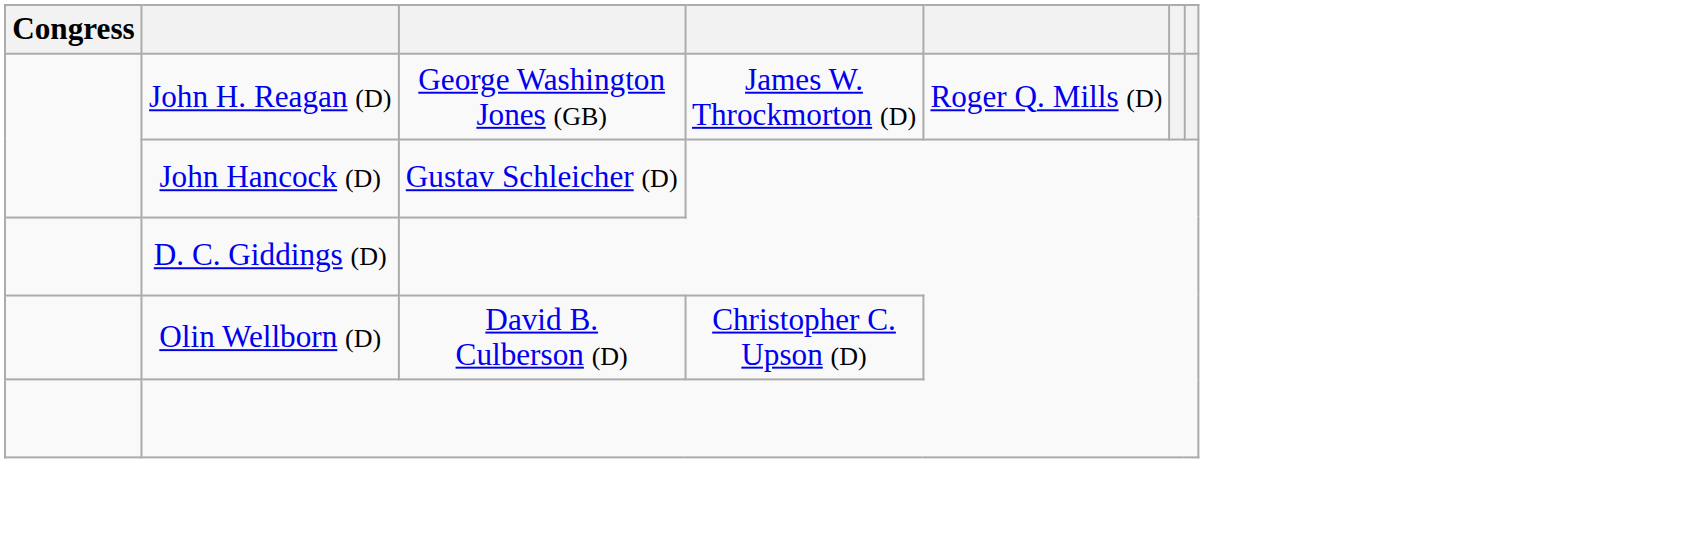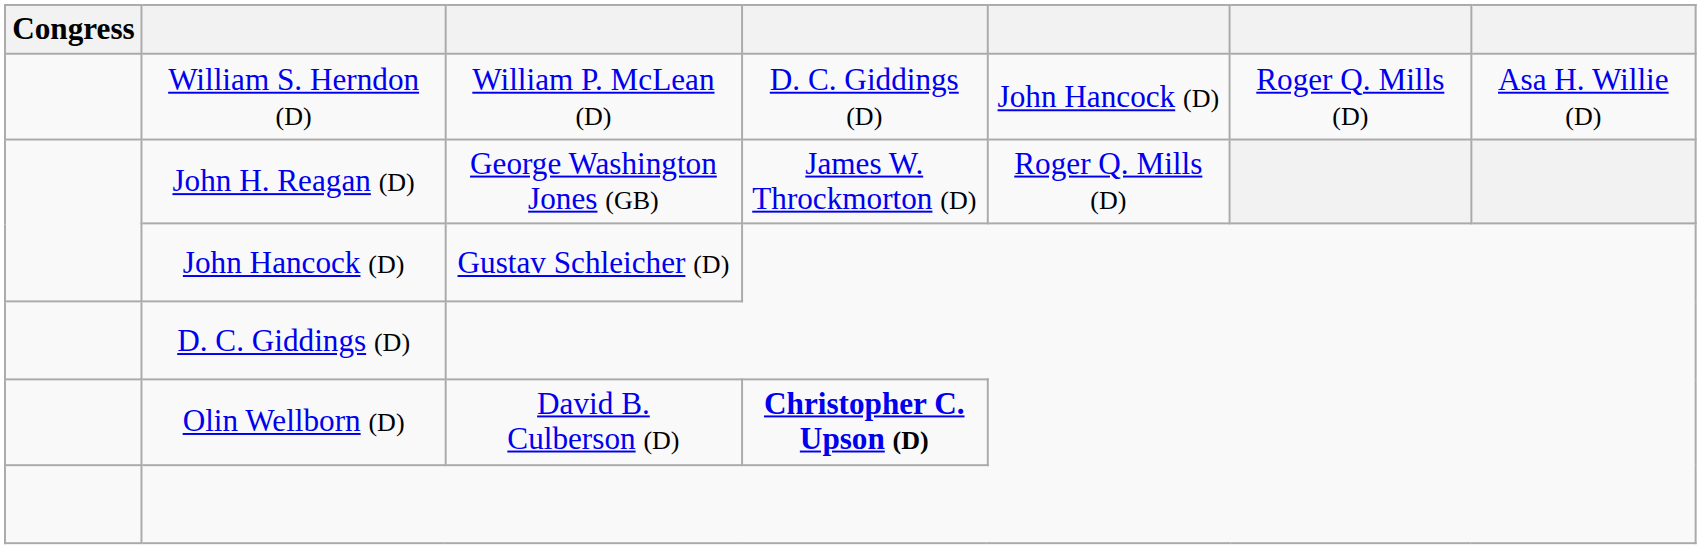+ row: (294, 96)
(804, 336) normal -> (864, 421) bold
